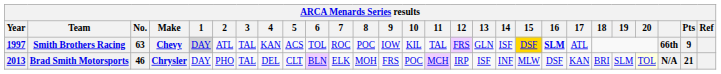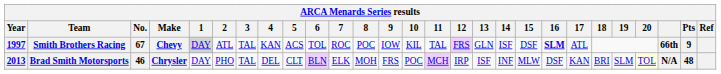(140, 45) 63 -> (140, 45) 67
(529, 45) gold background -> (529, 45) no background
(689, 61) 21 -> (689, 61) 48
